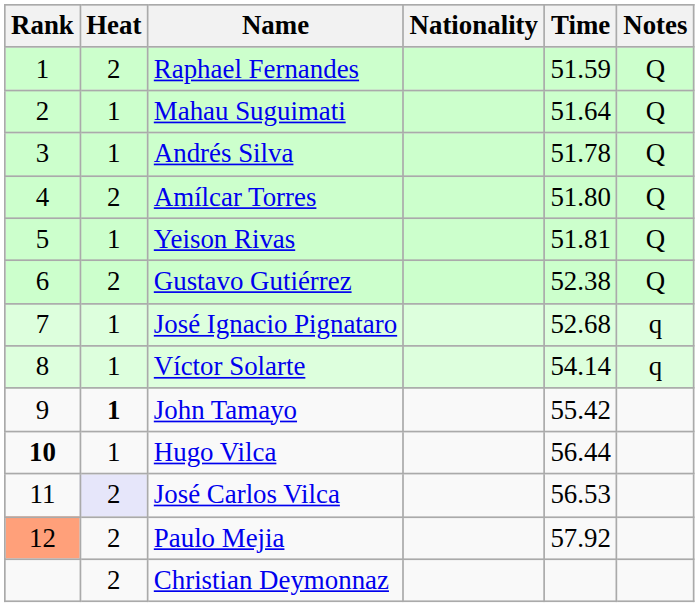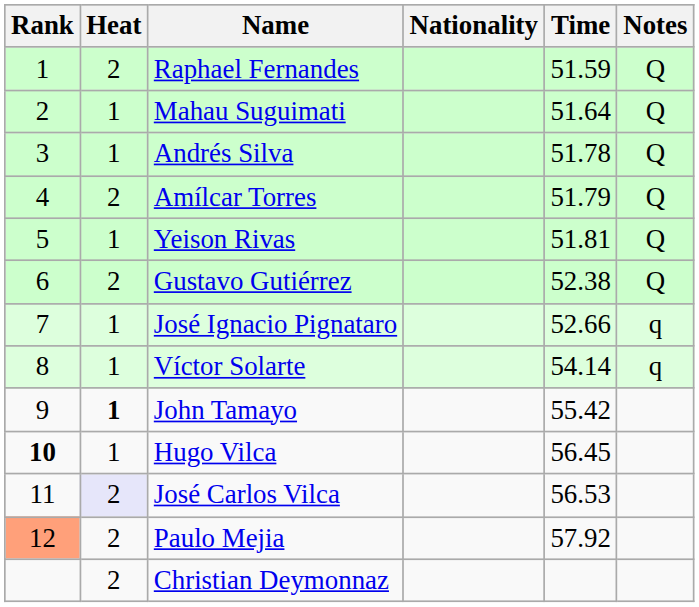(581, 196) 51.80 -> (581, 196) 51.79
(581, 324) 52.68 -> (581, 324) 52.66
(581, 452) 56.44 -> (581, 452) 56.45
